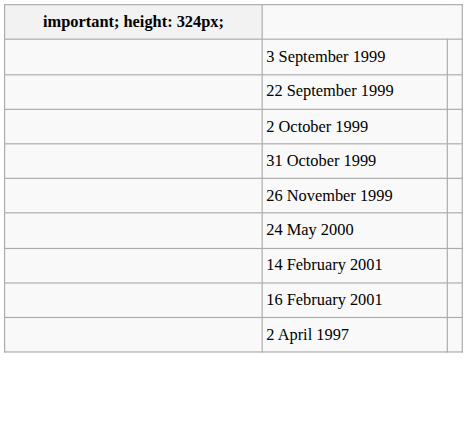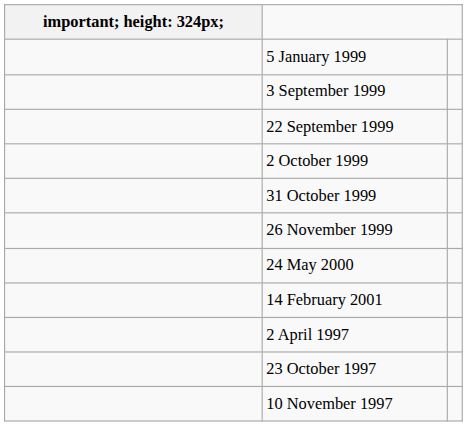+ row: (316, 56)
- row: (324, 299)
+ row: (321, 369)
+ row: (329, 403)
